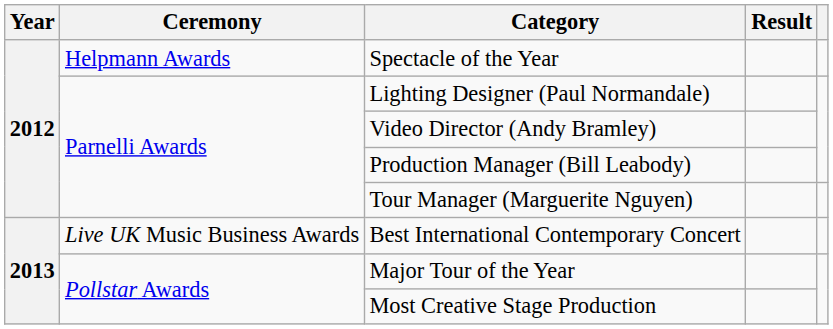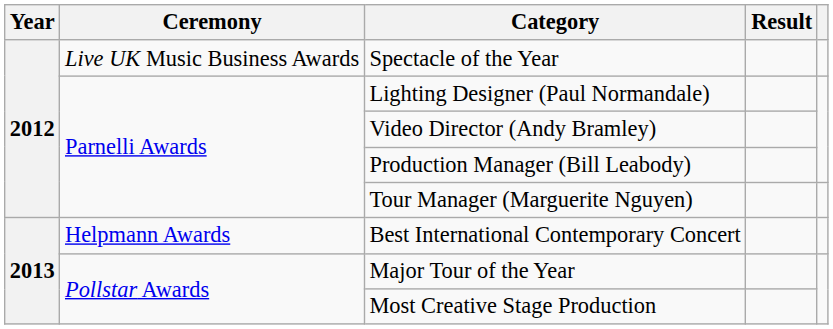(148, 57) Helpmann Awards -> (212, 57) Live UK Music Business Awards
(212, 235) Live UK Music Business Awards -> (148, 235) Helpmann Awards
